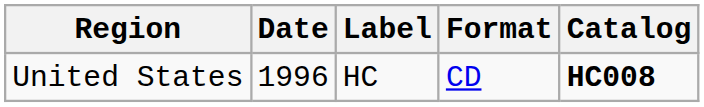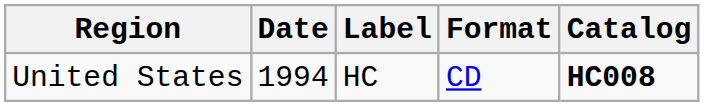(293, 78) 1996 -> (293, 78) 1994
